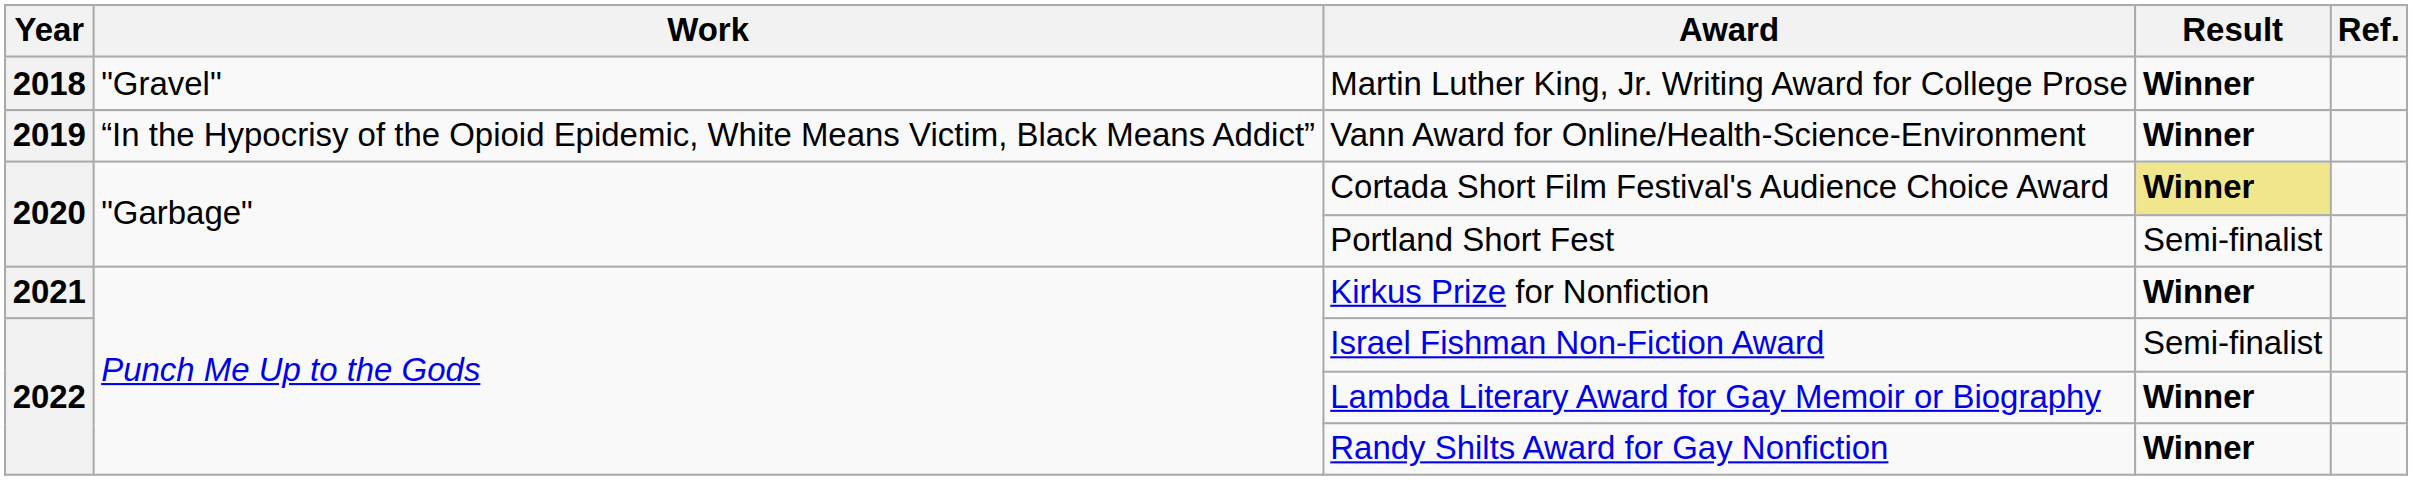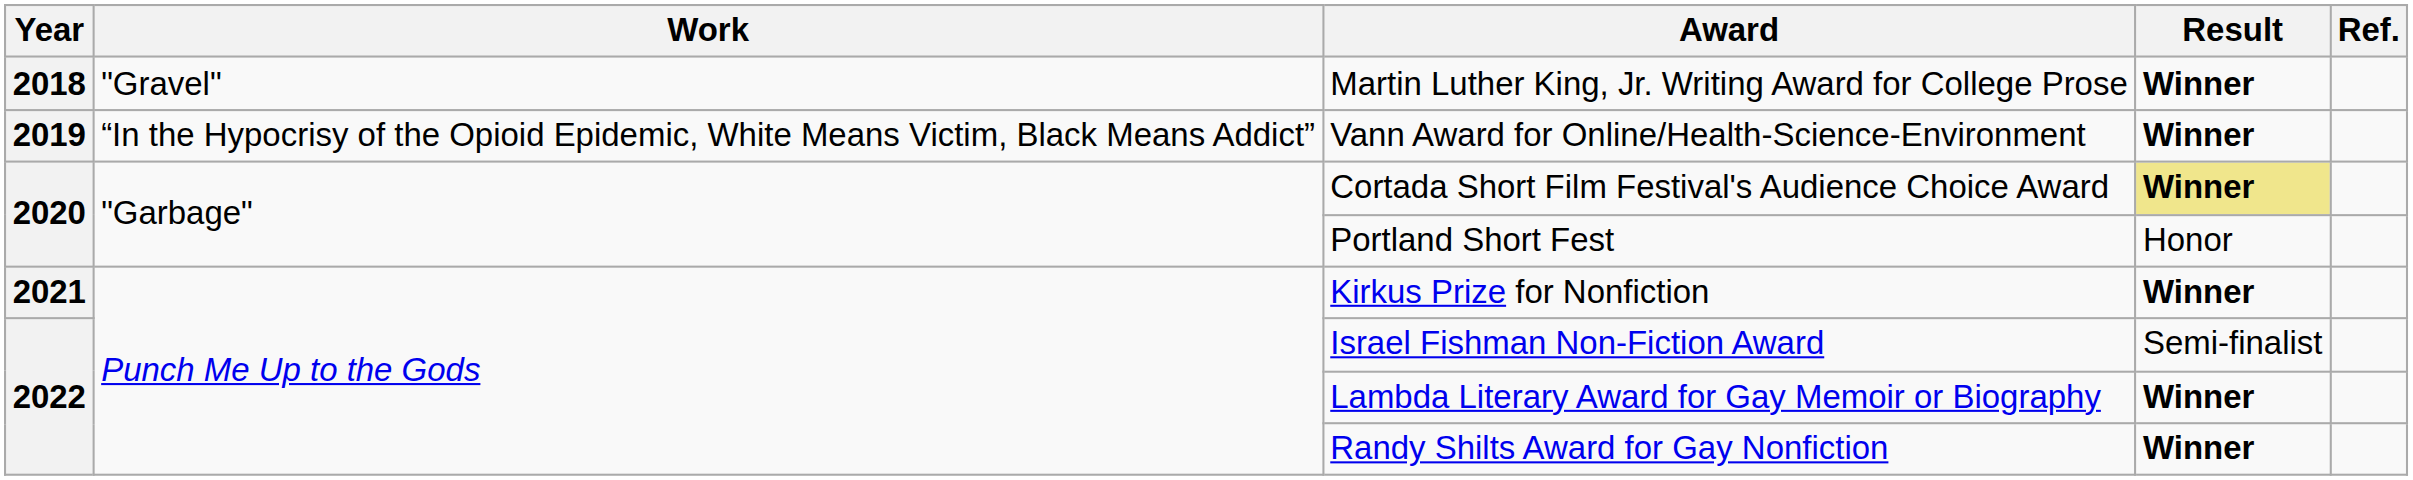(2233, 239) Semi-finalist -> (2188, 239) Honor
